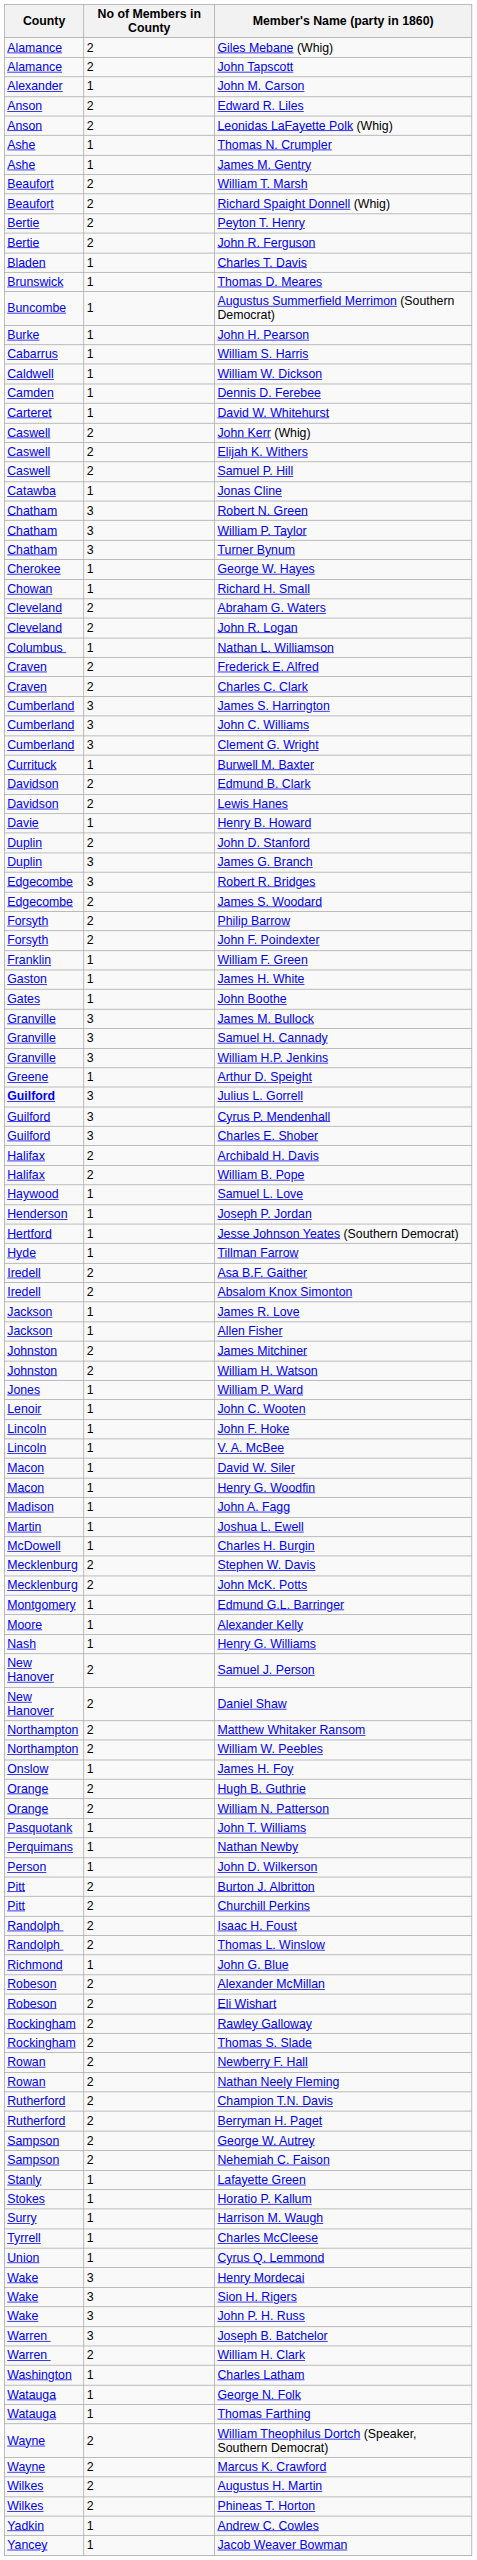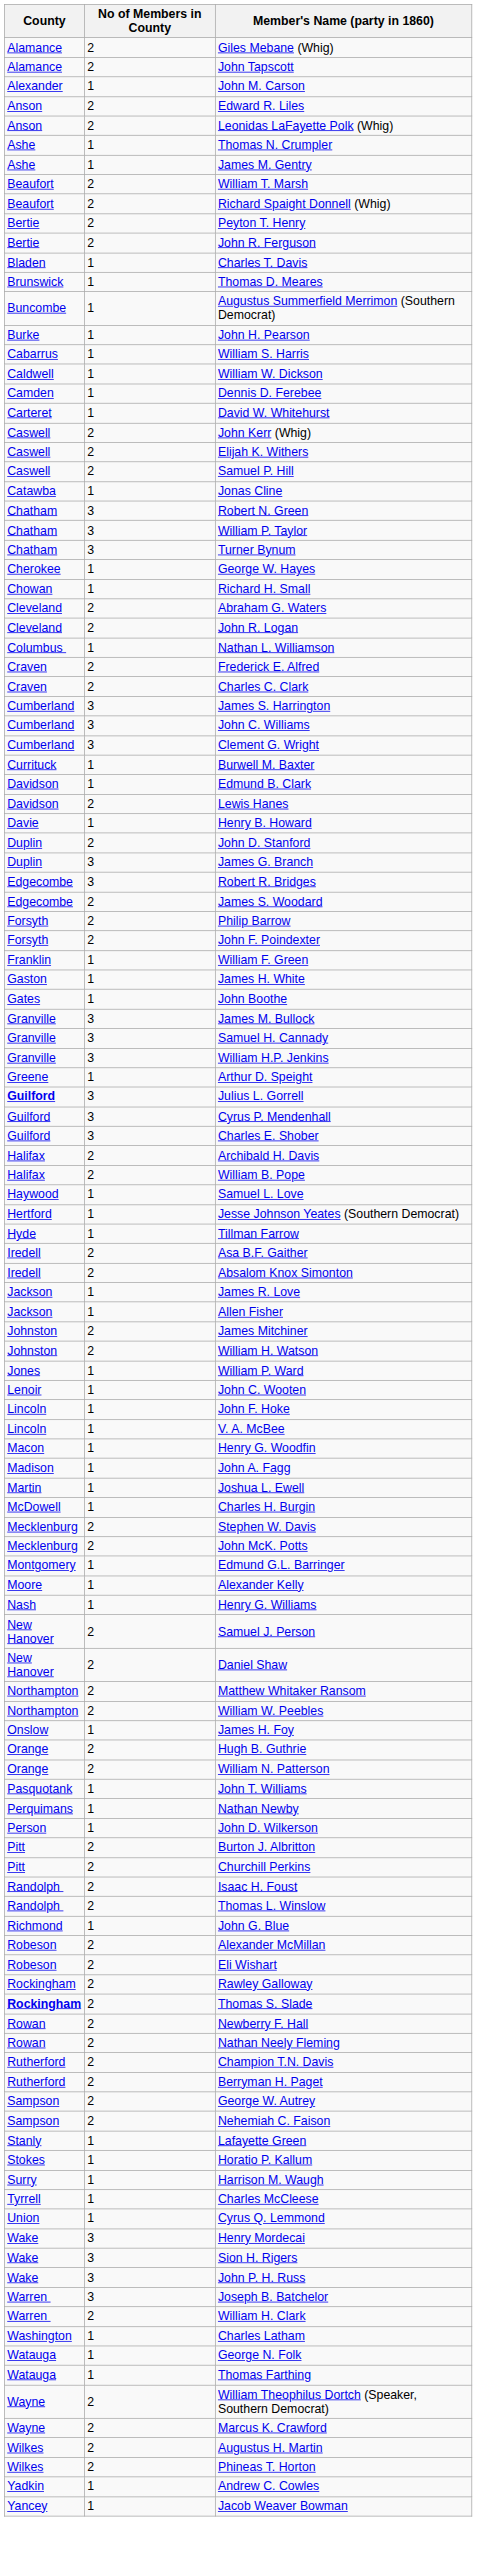(90, 784) 2 -> (91, 784) 1
- row: (265, 1214)
- row: (256, 1468)
(41, 2043) normal -> (44, 2004) bold
